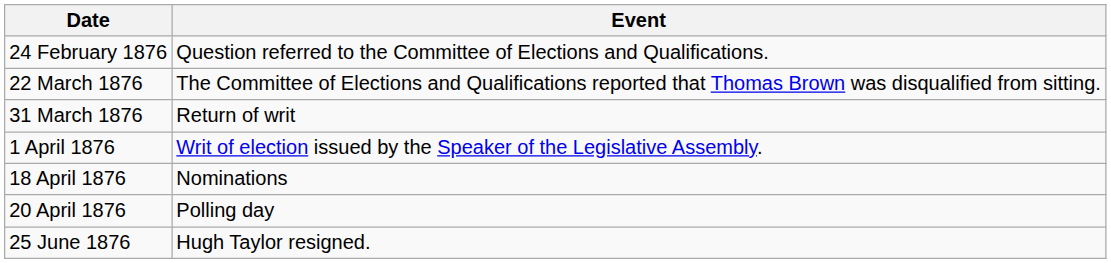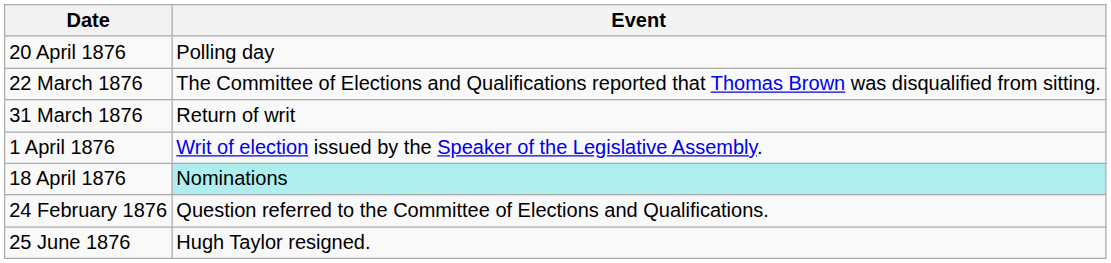rows swapped: (88, 52) <-> (68, 210)
(232, 178) no background -> (232, 178) paleturquoise background
